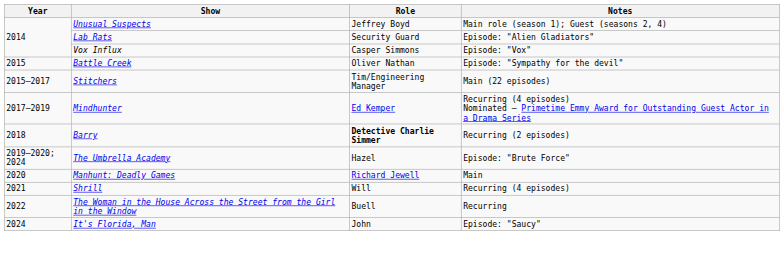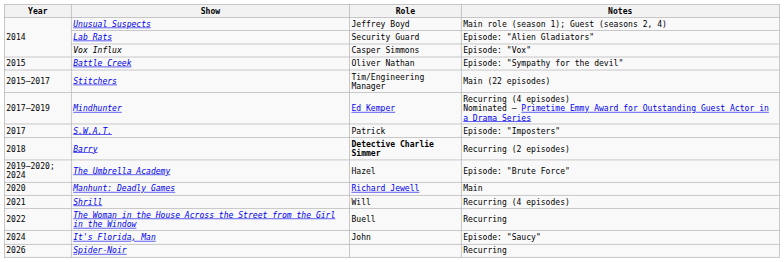+ row: (93, 131)
+ row: (100, 251)
